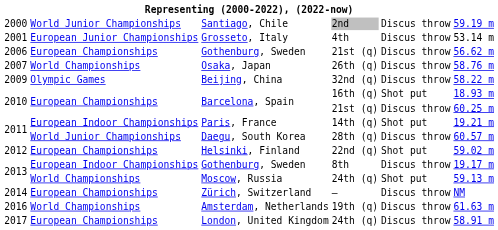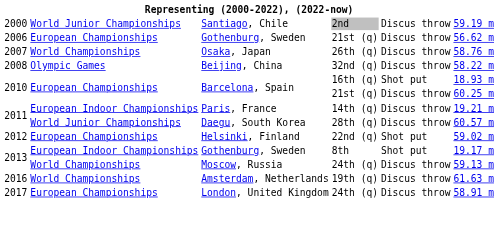- row: (245, 38)
(16, 80) 2009 -> (16, 66) 2008
(404, 122) Shot put -> (416, 108) Discus throw
(416, 164) Discus throw -> (404, 150) Shot put
(404, 178) Shot put -> (416, 164) Discus throw
- row: (256, 193)
